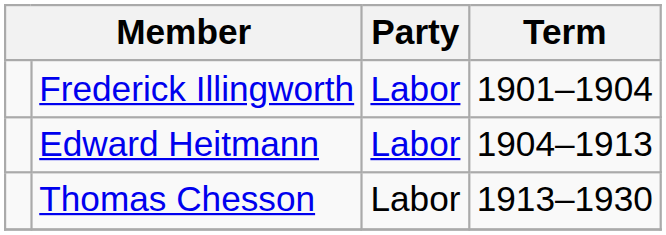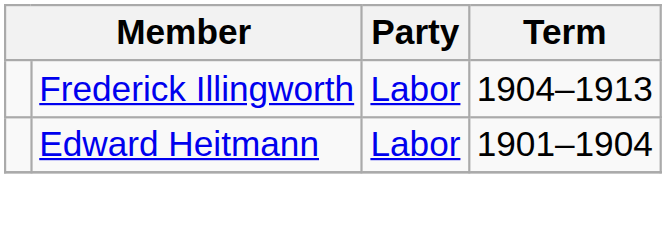(565, 88) 1901–1904 -> (565, 88) 1904–1913
(565, 144) 1904–1913 -> (565, 144) 1901–1904
- row: (177, 199)
